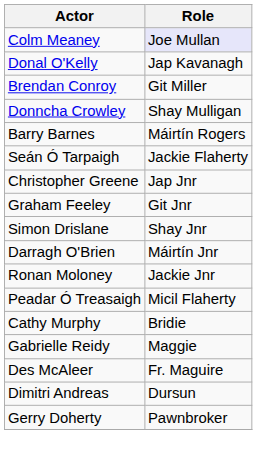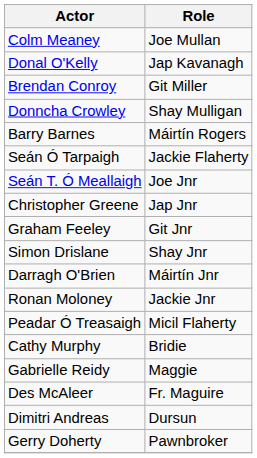(184, 39) lavender background -> (184, 39) no background
+ row: (75, 181)
